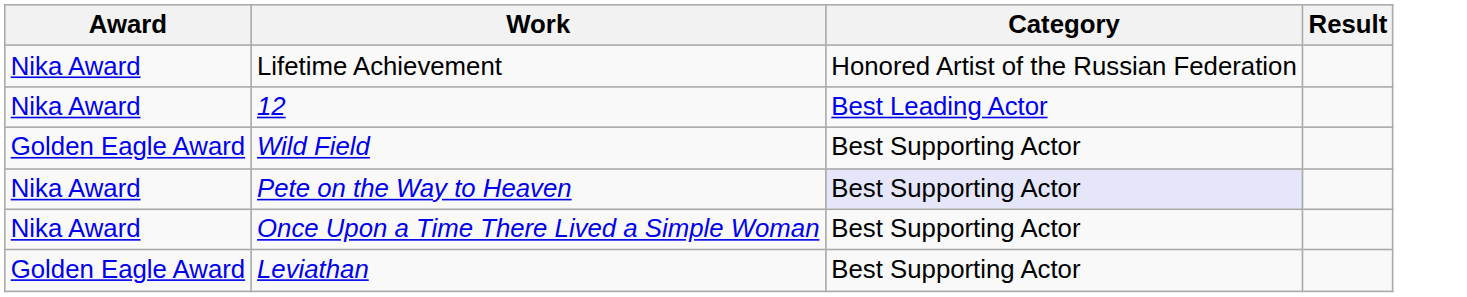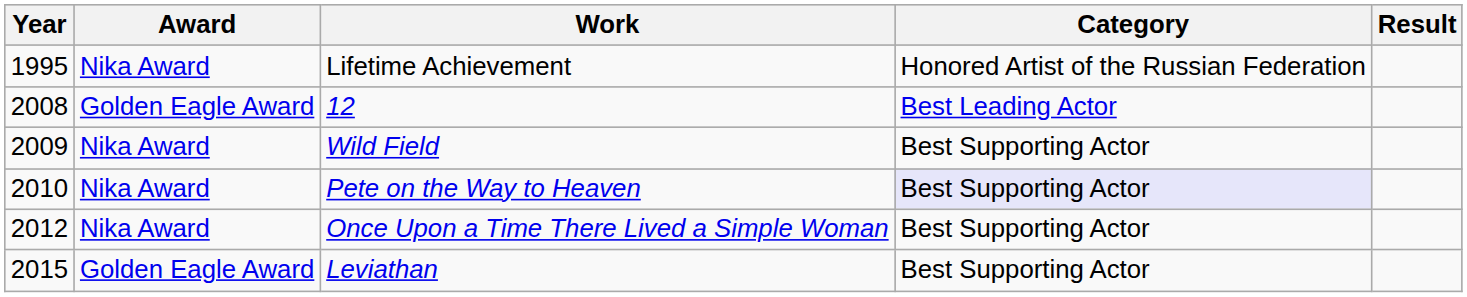+ column: (39, 24)
(76, 106) Nika Award -> (197, 106) Golden Eagle Award
(128, 147) Golden Eagle Award -> (145, 147) Nika Award
